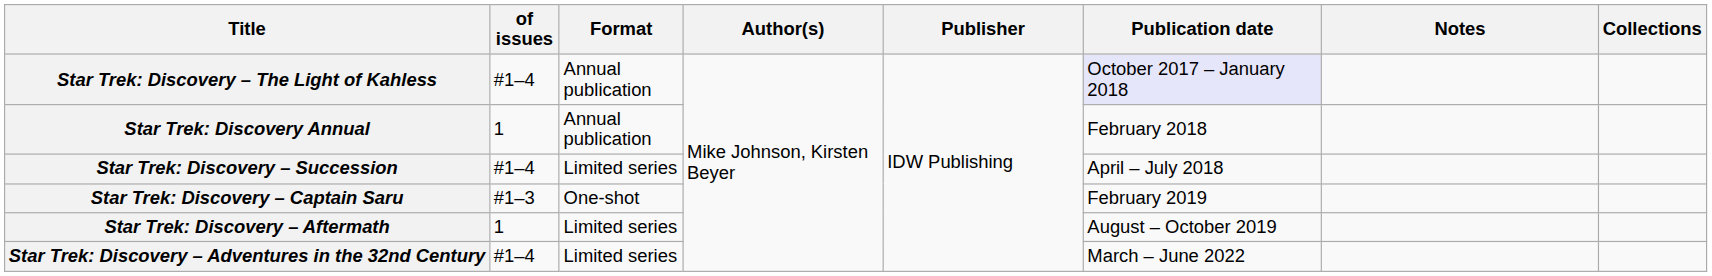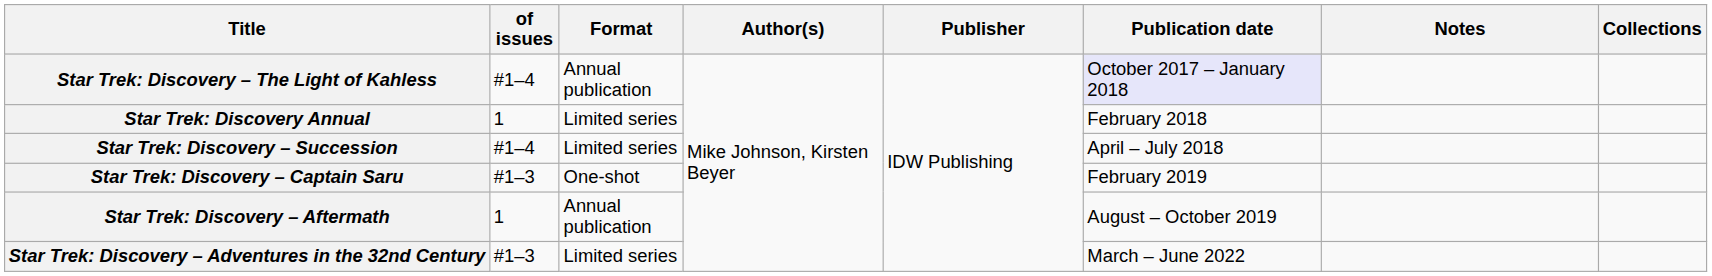(608, 129) Annual publication -> (620, 118) Limited series
(620, 227) Limited series -> (608, 216) Annual publication
(514, 256) #1–4 -> (514, 256) #1–3
